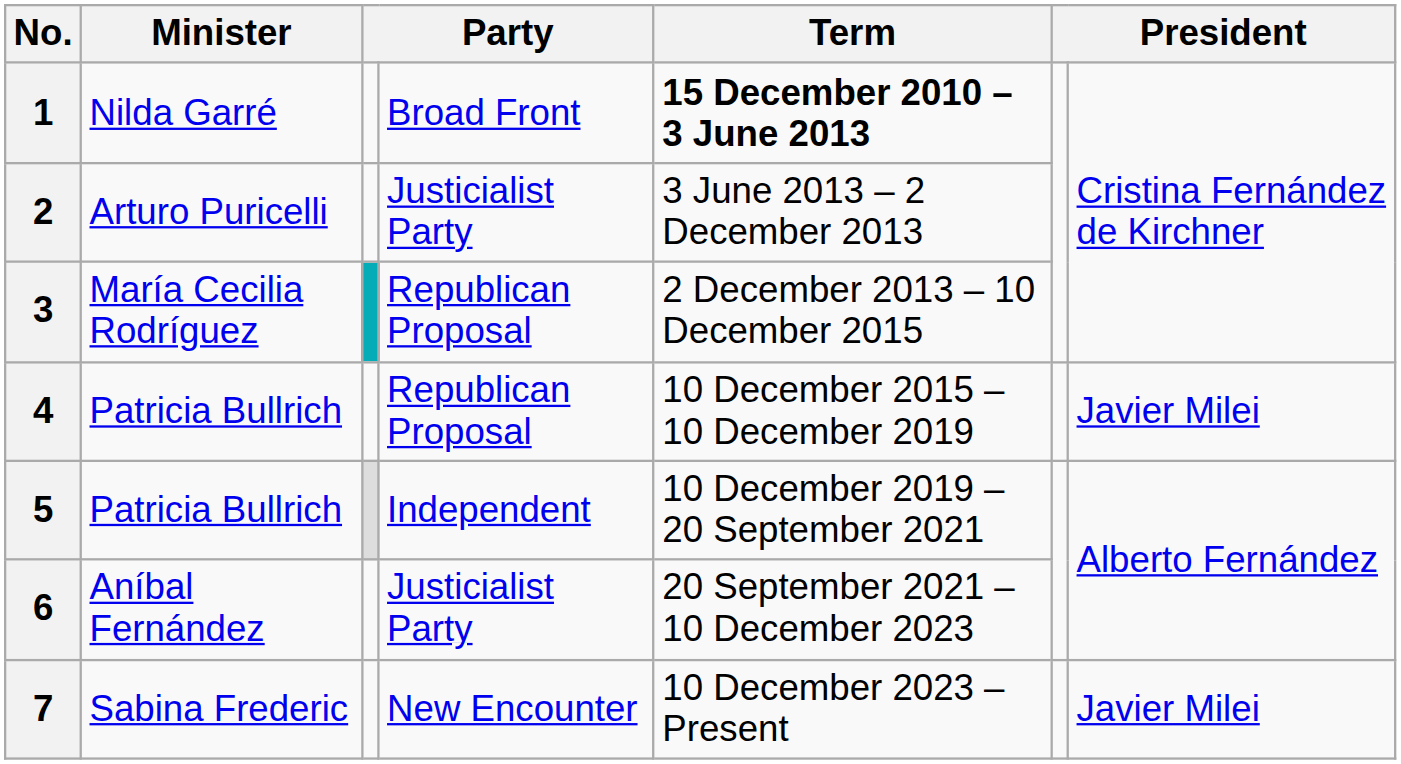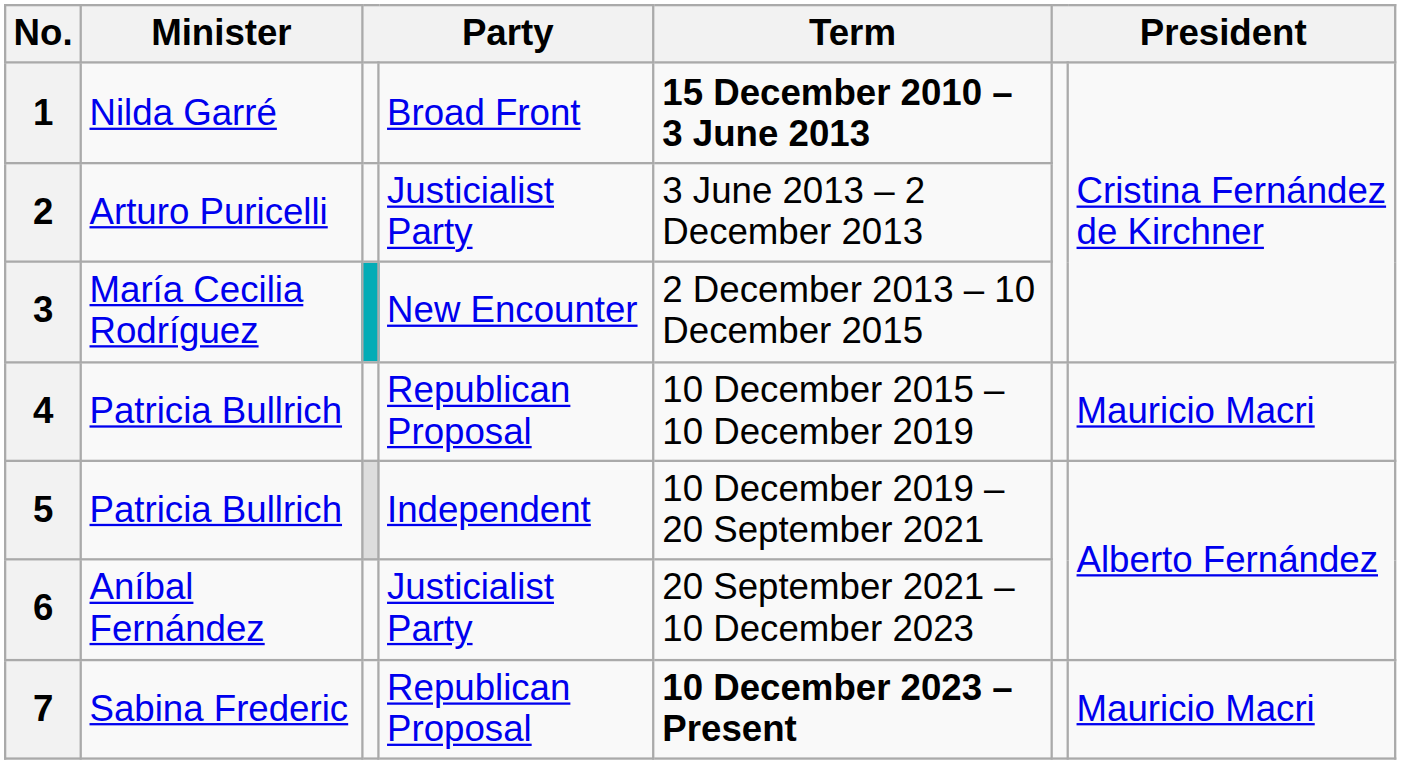(479, 310) Republican Proposal -> (512, 310) New Encounter
(1168, 410) Javier Milei -> (1196, 410) Mauricio Macri
(512, 708) New Encounter -> (479, 708) Republican Proposal
(833, 708) normal -> (837, 708) bold
(1168, 708) Javier Milei -> (1196, 708) Mauricio Macri
